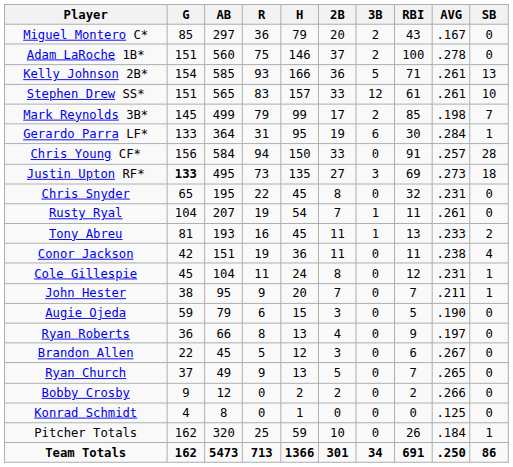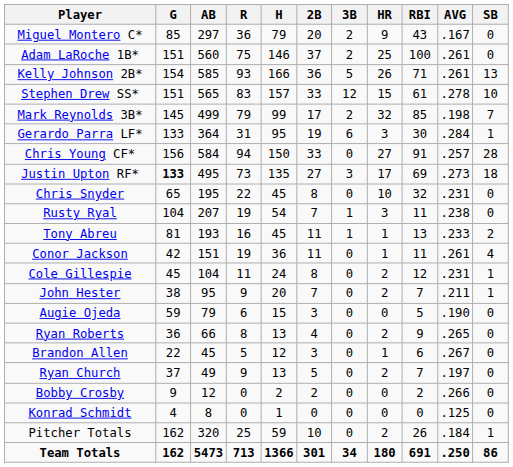+ column: (385, 14)
(451, 54) .278 -> (455, 54) .261
(451, 94) .261 -> (455, 94) .278
(451, 214) .261 -> (455, 214) .238
(451, 253) .238 -> (455, 253) .261
(451, 333) .197 -> (455, 333) .265
(451, 373) .265 -> (455, 373) .197
